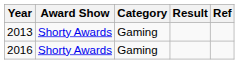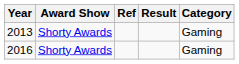columns swapped: (142, 13) <-> (222, 13)
